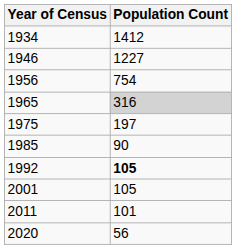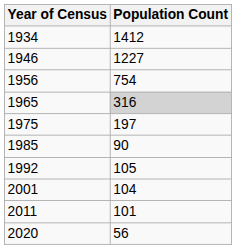(125, 168) bold -> (125, 168) normal
(125, 189) 105 -> (125, 189) 104
